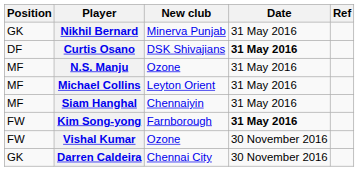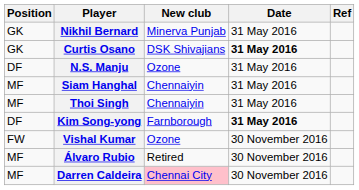(15, 49) DF -> (15, 49) GK
(15, 67) MF -> (15, 67) DF
- row: (99, 85)
+ row: (99, 103)
(16, 121) FW -> (15, 121) DF
+ row: (99, 157)
(15, 157) GK -> (15, 175) MF
(179, 157) no background -> (179, 175) pink background
